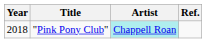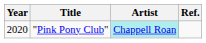(17, 29) 2018 -> (17, 29) 2020
